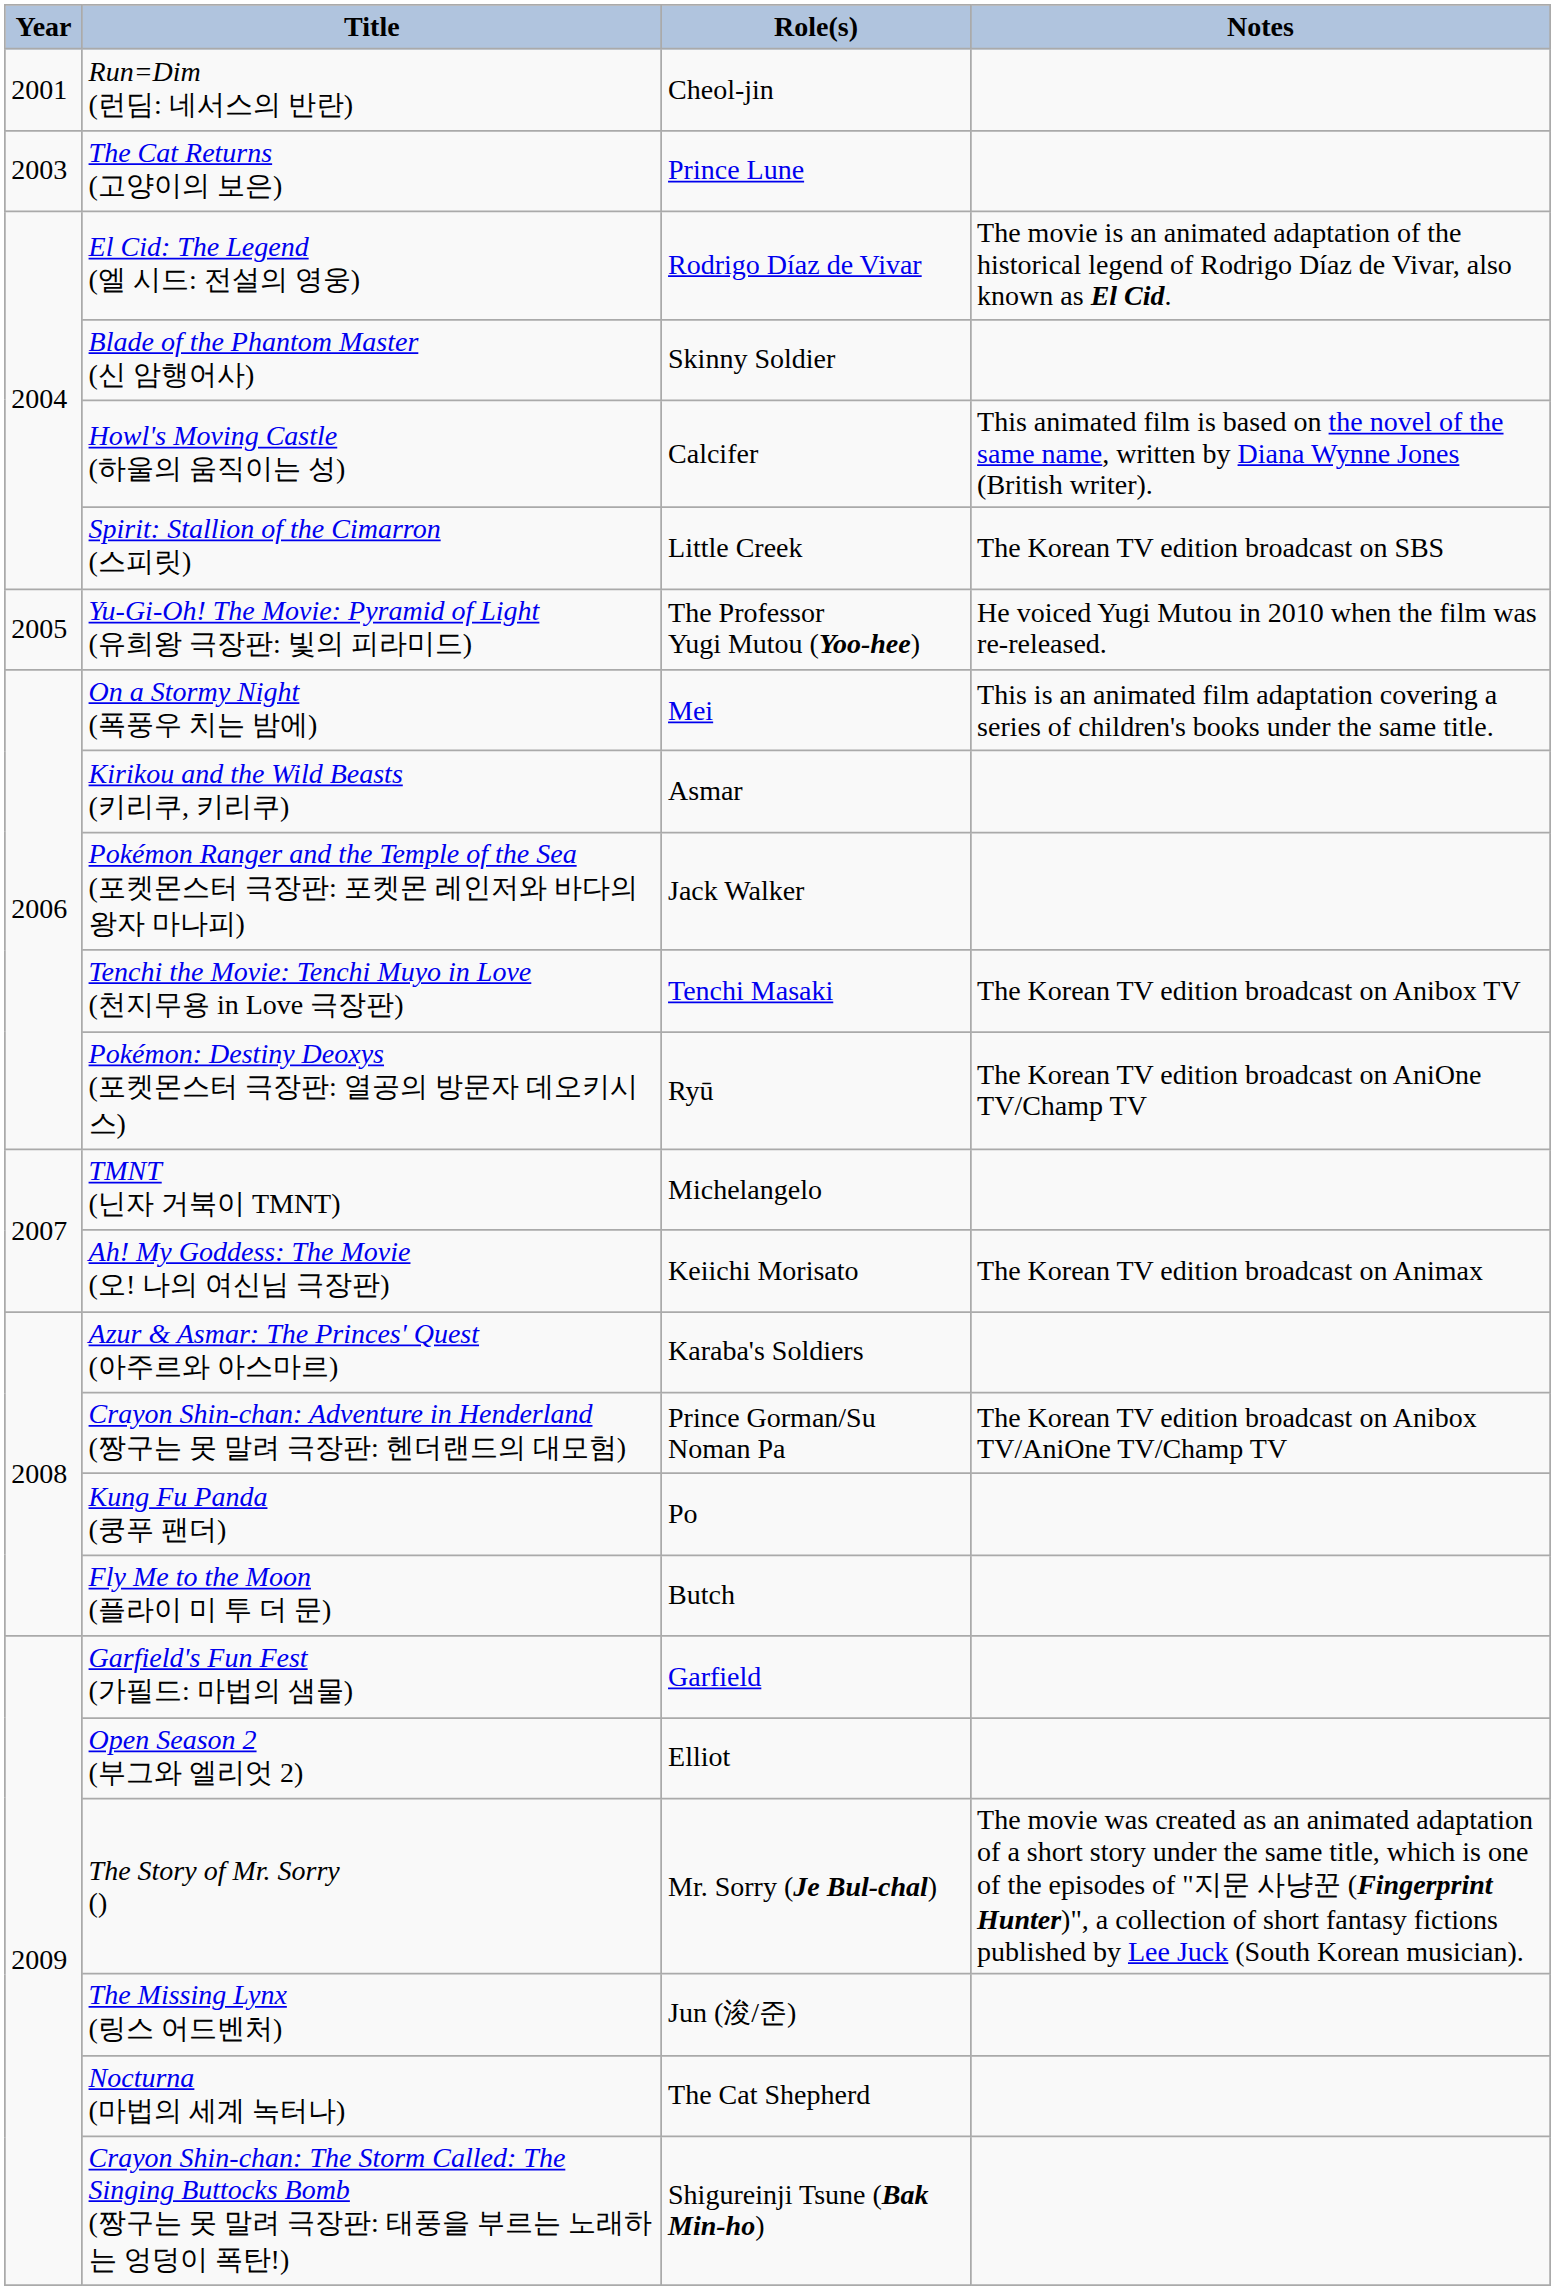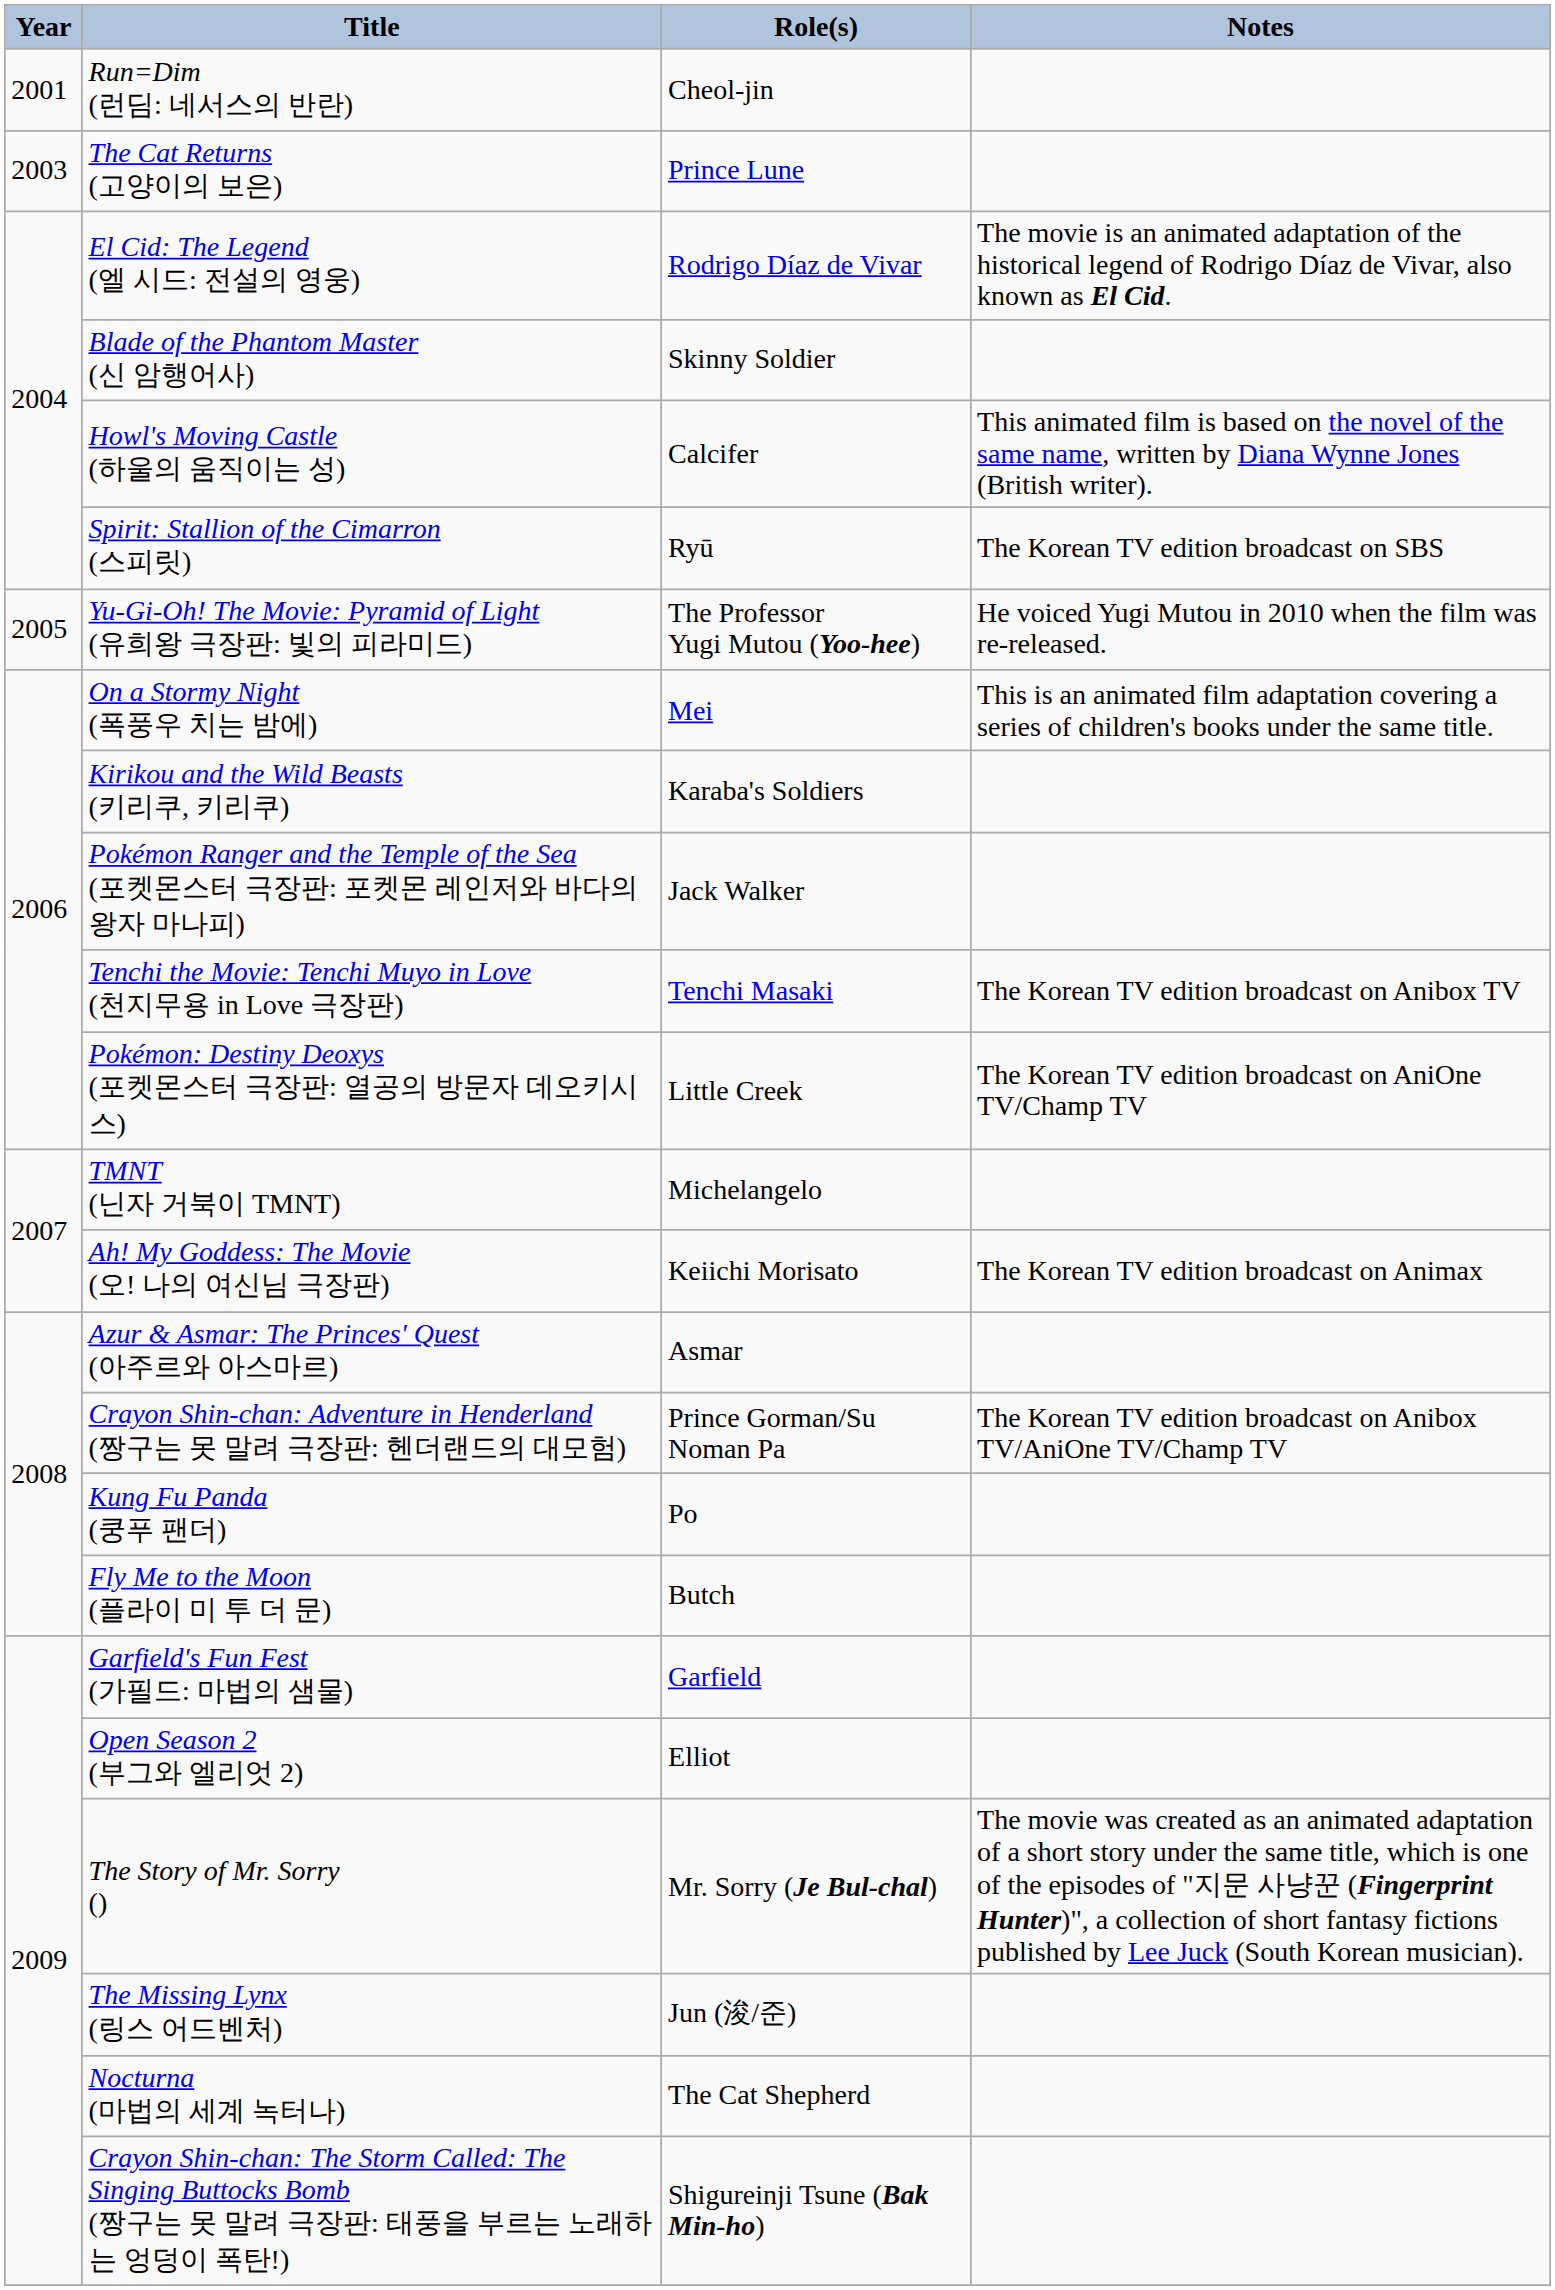(735, 547) Little Creek -> (691, 547) Ryū
(705, 791) Asmar -> (766, 791) Karaba's Soldiers
(691, 1089) Ryū -> (735, 1089) Little Creek
(766, 1351) Karaba's Soldiers -> (705, 1351) Asmar
